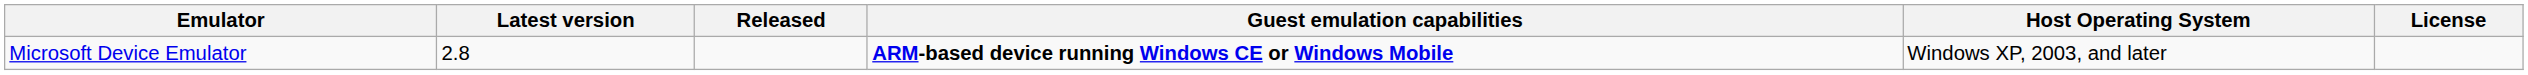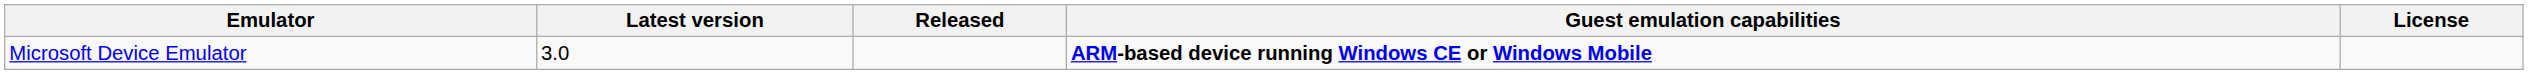- column: (2138, 20)
(456, 52) 2.8 -> (555, 52) 3.0
